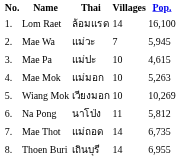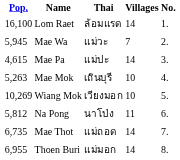columns swapped: (12, 7) <-> (162, 7)
(118, 59) 10 -> (130, 59) 14
(88, 77) แม่มอก -> (98, 77) เถินบุรี
(86, 149) เถินบุรี -> (100, 149) แม่มอก
